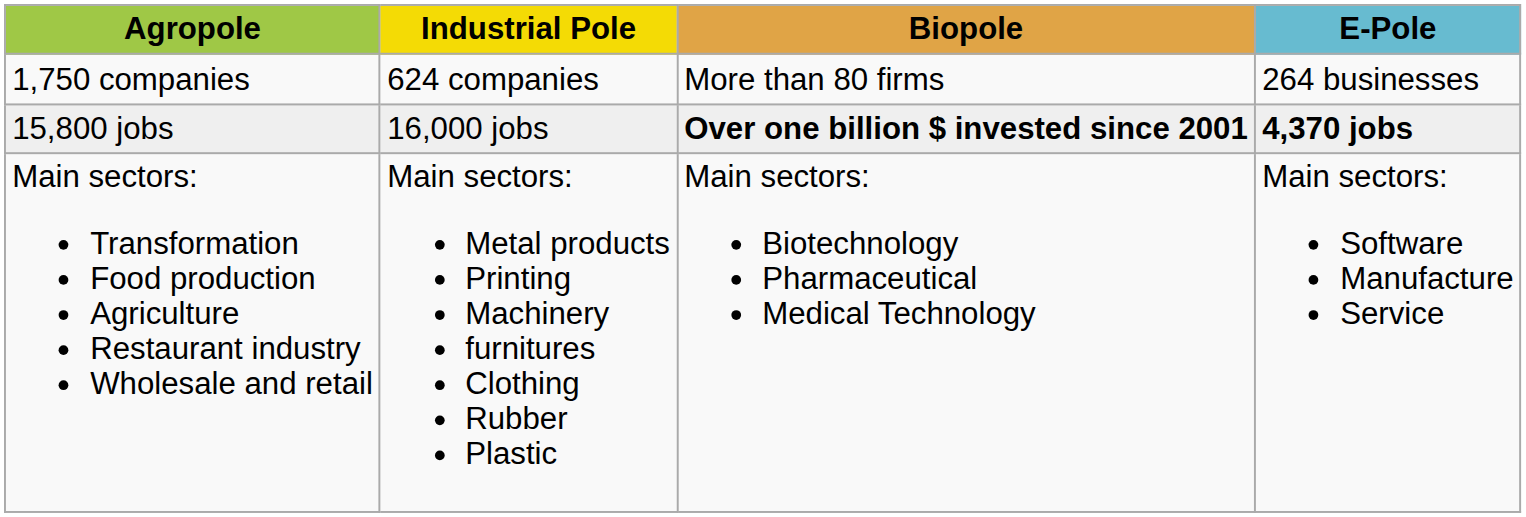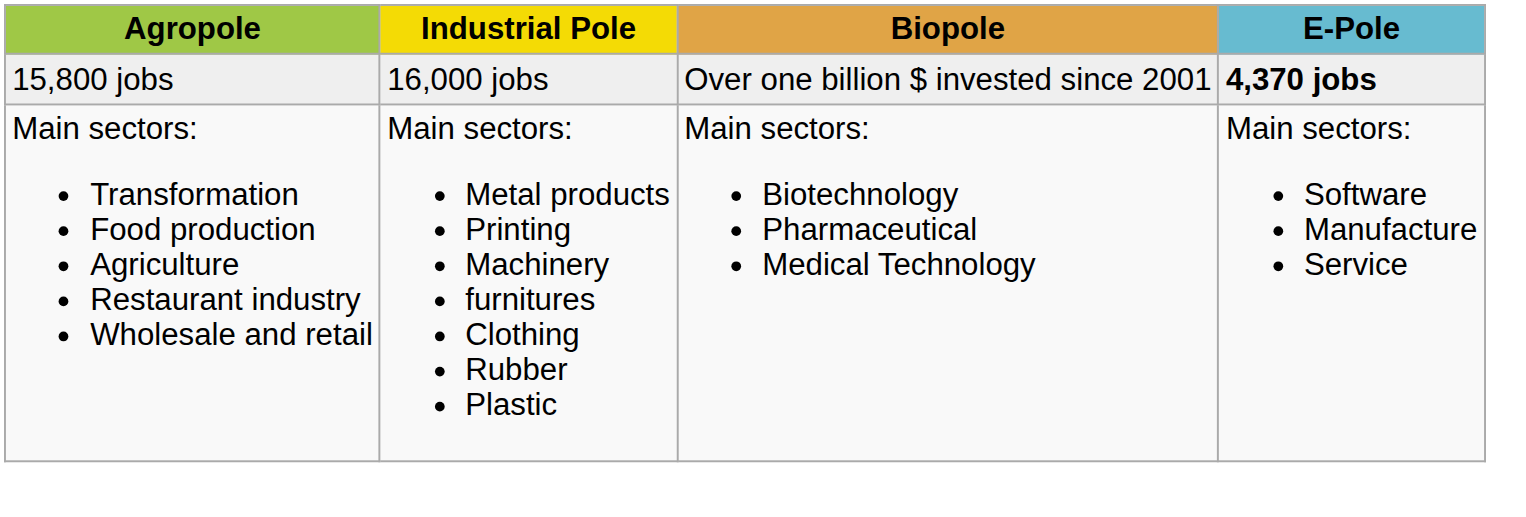- row: (131, 78)
(966, 128) bold -> (948, 78) normal
